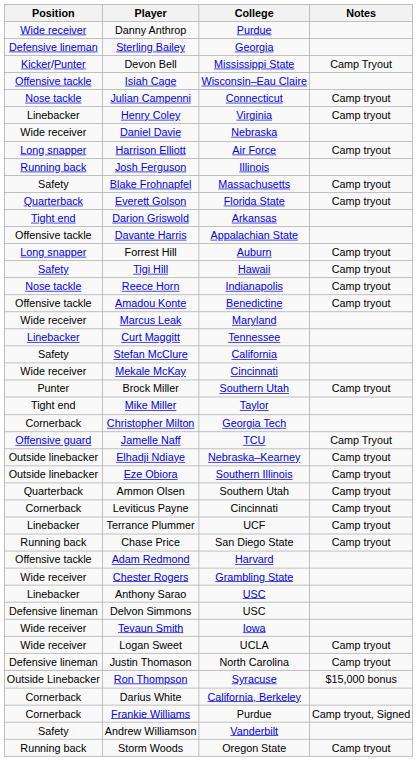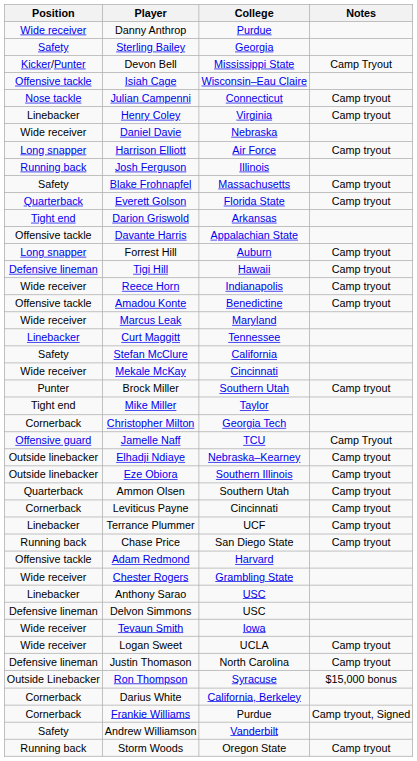(53, 47) Defensive lineman -> (53, 47) Safety
(53, 269) Safety -> (53, 269) Defensive lineman
(53, 286) Nose tackle -> (53, 286) Wide receiver
